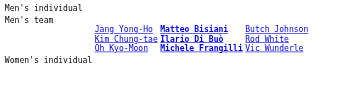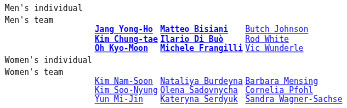(126, 39) normal -> (126, 39) bold
+ row: (34, 72)
